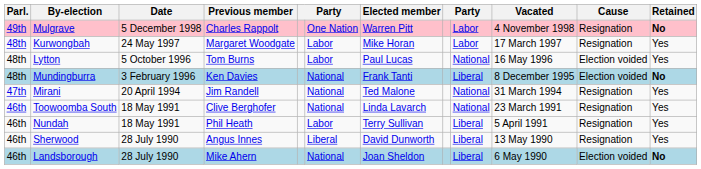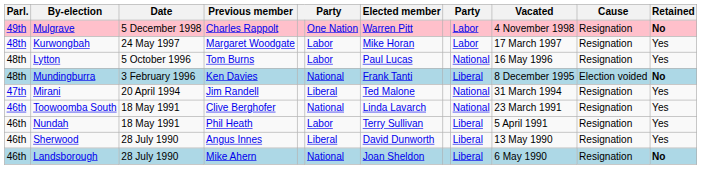(613, 60) Election voided -> (606, 60) Resignation
(326, 92) National -> (322, 92) Liberal
(613, 156) Election voided -> (606, 156) Resignation
